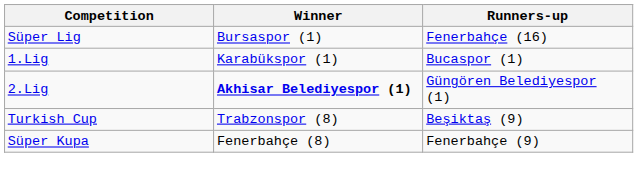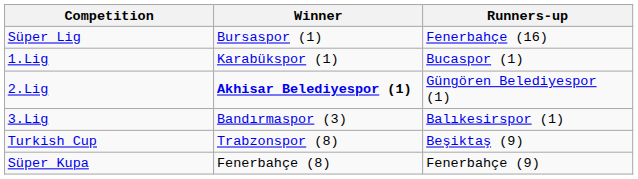+ row: (28, 119)
